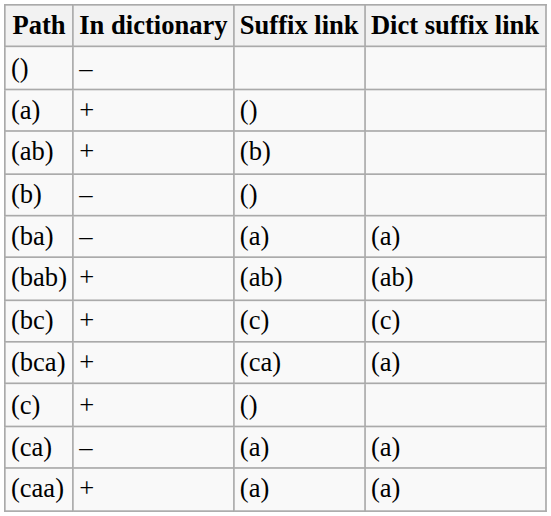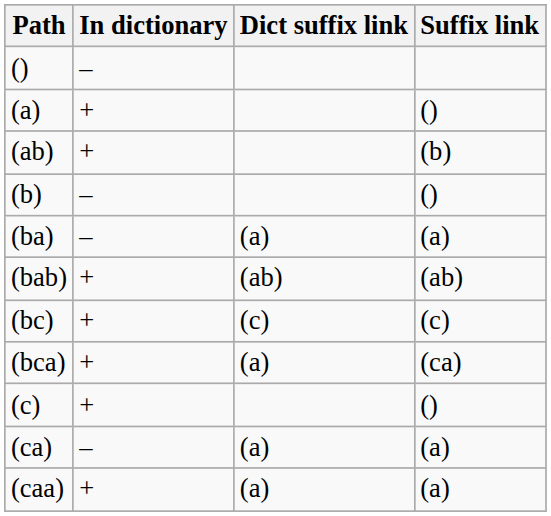columns swapped: (299, 25) <-> (455, 25)
